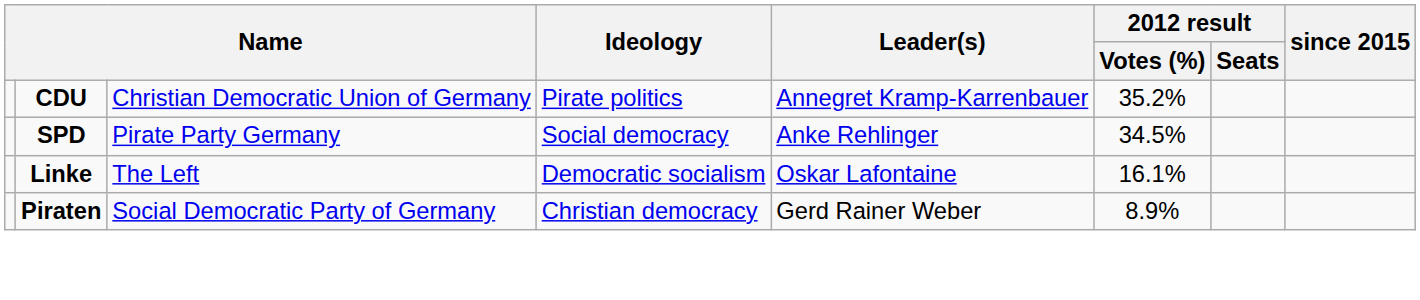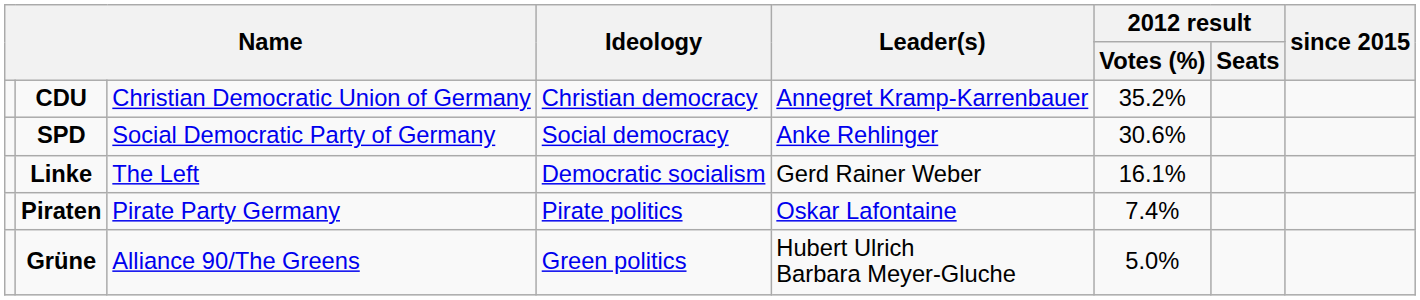(612, 98) Pirate politics -> (650, 98) Christian democracy
(226, 135) Pirate Party Germany -> (304, 135) Social Democratic Party of Germany
(1152, 135) 34.5% -> (1152, 135) 30.6%
(867, 173) Oskar Lafontaine -> (879, 173) Gerd Rainer Weber
(304, 211) Social Democratic Party of Germany -> (226, 211) Pirate Party Germany
(650, 211) Christian democracy -> (612, 211) Pirate politics
(879, 211) Gerd Rainer Weber -> (867, 211) Oskar Lafontaine
(1152, 211) 8.9% -> (1152, 211) 7.4%
+ row: (61, 261)
